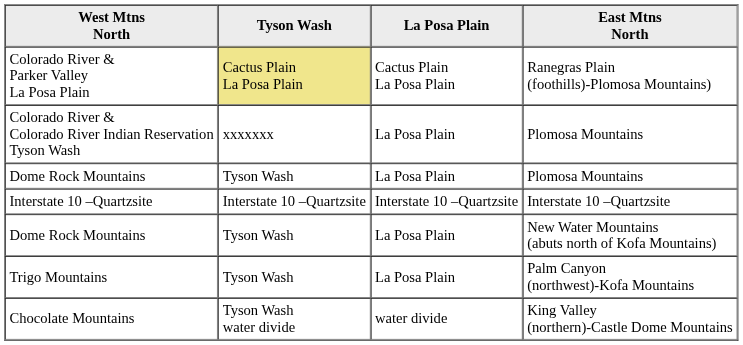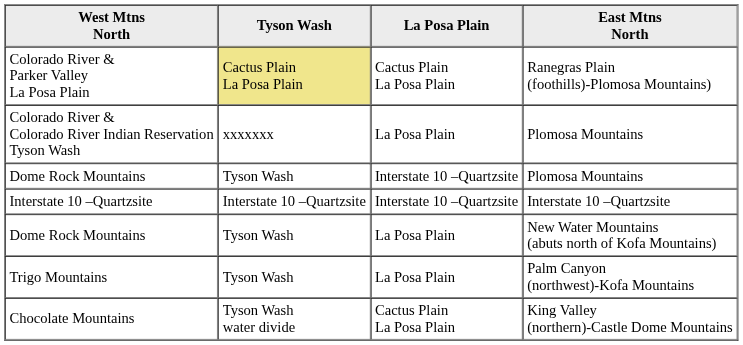(415, 176) La Posa Plain -> (447, 176) Interstate 10 –Quartzsite
(411, 318) water divide -> (415, 318) Cactus Plain La Posa Plain
